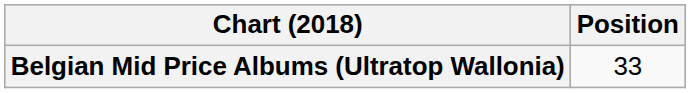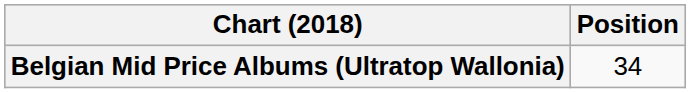(628, 66) 33 -> (628, 66) 34
